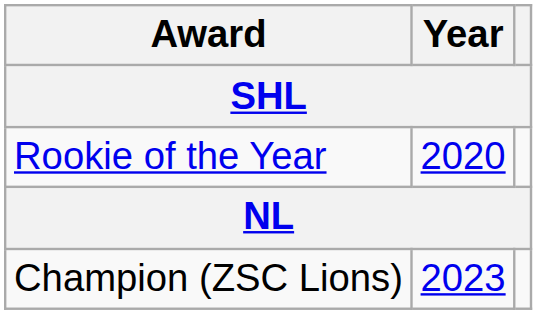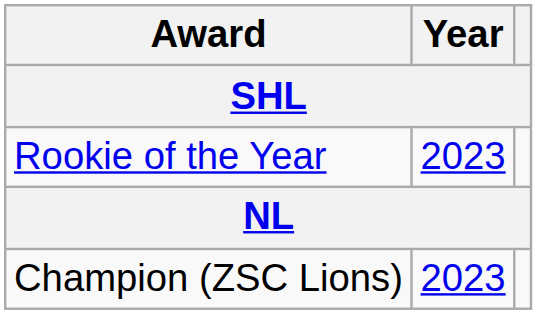(463, 156) 2020 -> (463, 156) 2023
